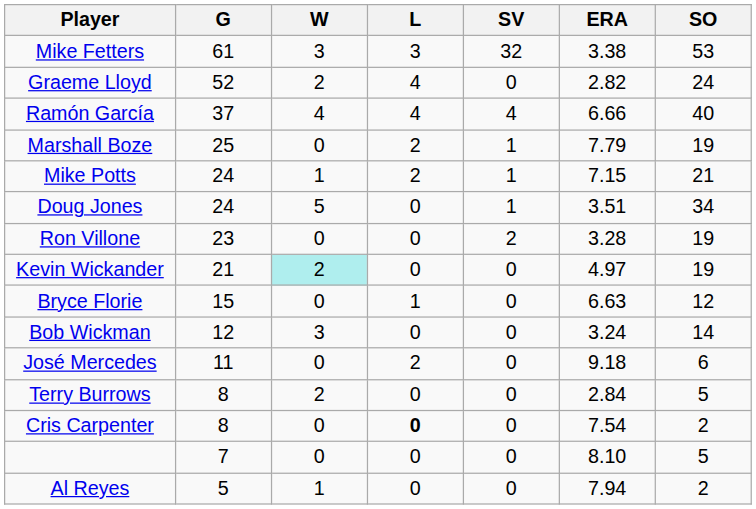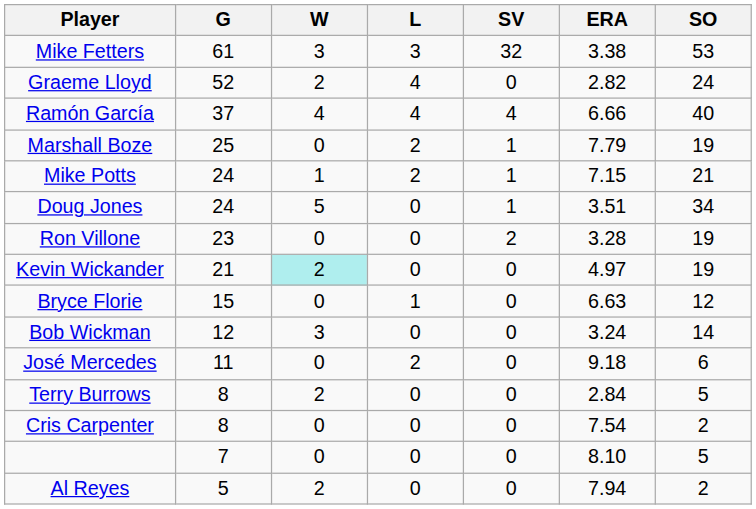(415, 425) bold -> (415, 425) normal
(319, 488) 1 -> (319, 488) 2
